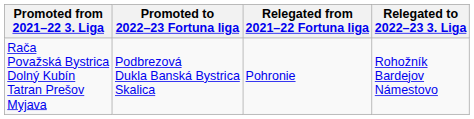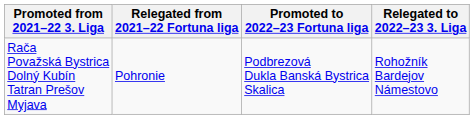columns swapped: (307, 21) <-> (177, 21)
